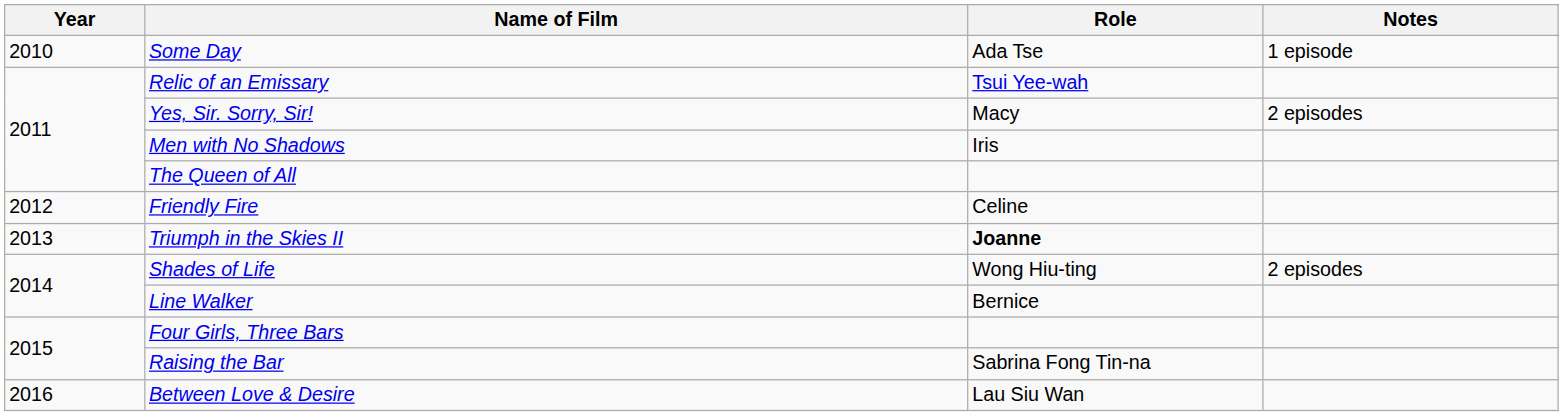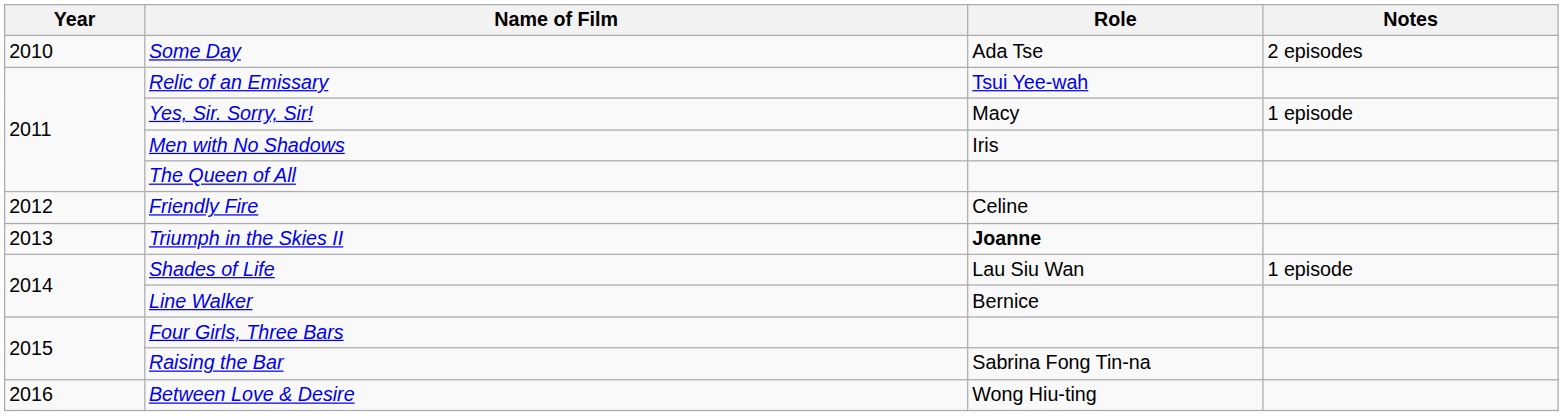(1310, 51) 1 episode -> (1315, 51) 2 episodes
(1315, 113) 2 episodes -> (1310, 113) 1 episode
(1034, 269) Wong Hiu-ting -> (1028, 269) Lau Siu Wan
(1315, 269) 2 episodes -> (1310, 269) 1 episode
(1028, 394) Lau Siu Wan -> (1034, 394) Wong Hiu-ting
